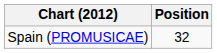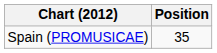(182, 37) 32 -> (182, 37) 35
